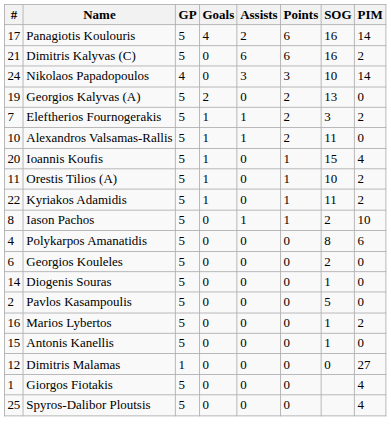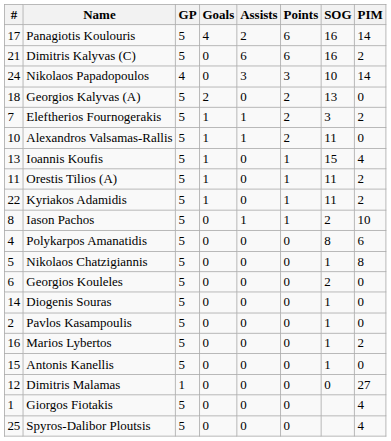(14, 96) 19 -> (14, 96) 18
(14, 158) 20 -> (14, 158) 13
(331, 179) 10 -> (330, 179) 11
+ row: (87, 261)
(327, 302) 5 -> (327, 323) 1
